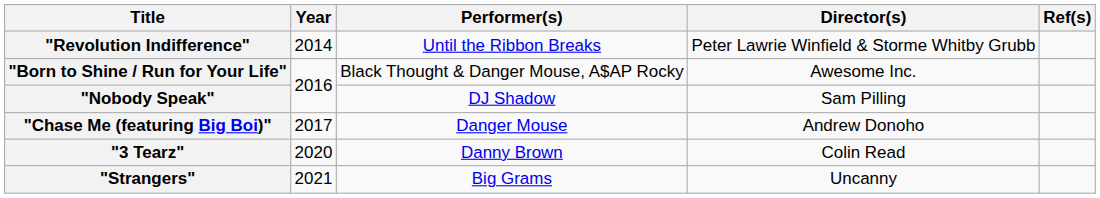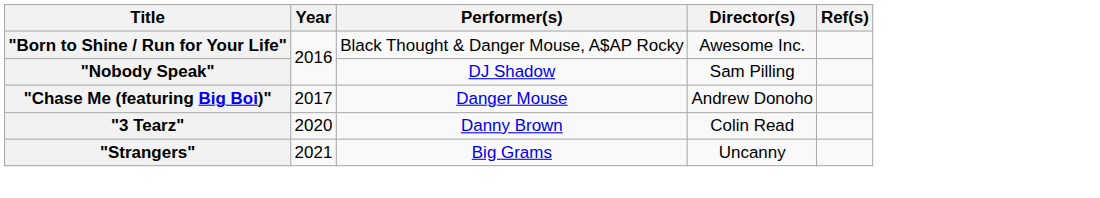- row: (148, 44)
